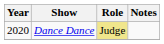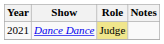(18, 30) 2020 -> (18, 30) 2021
